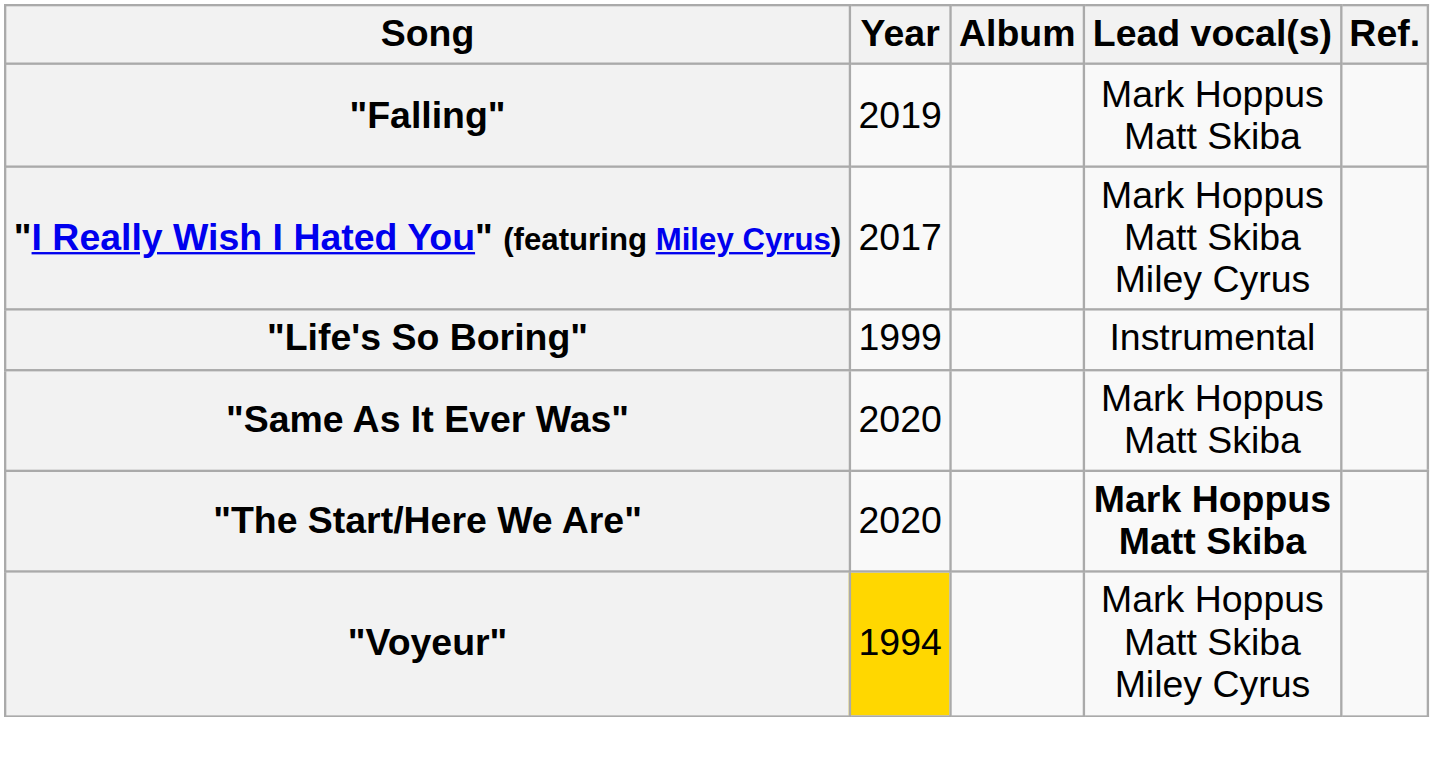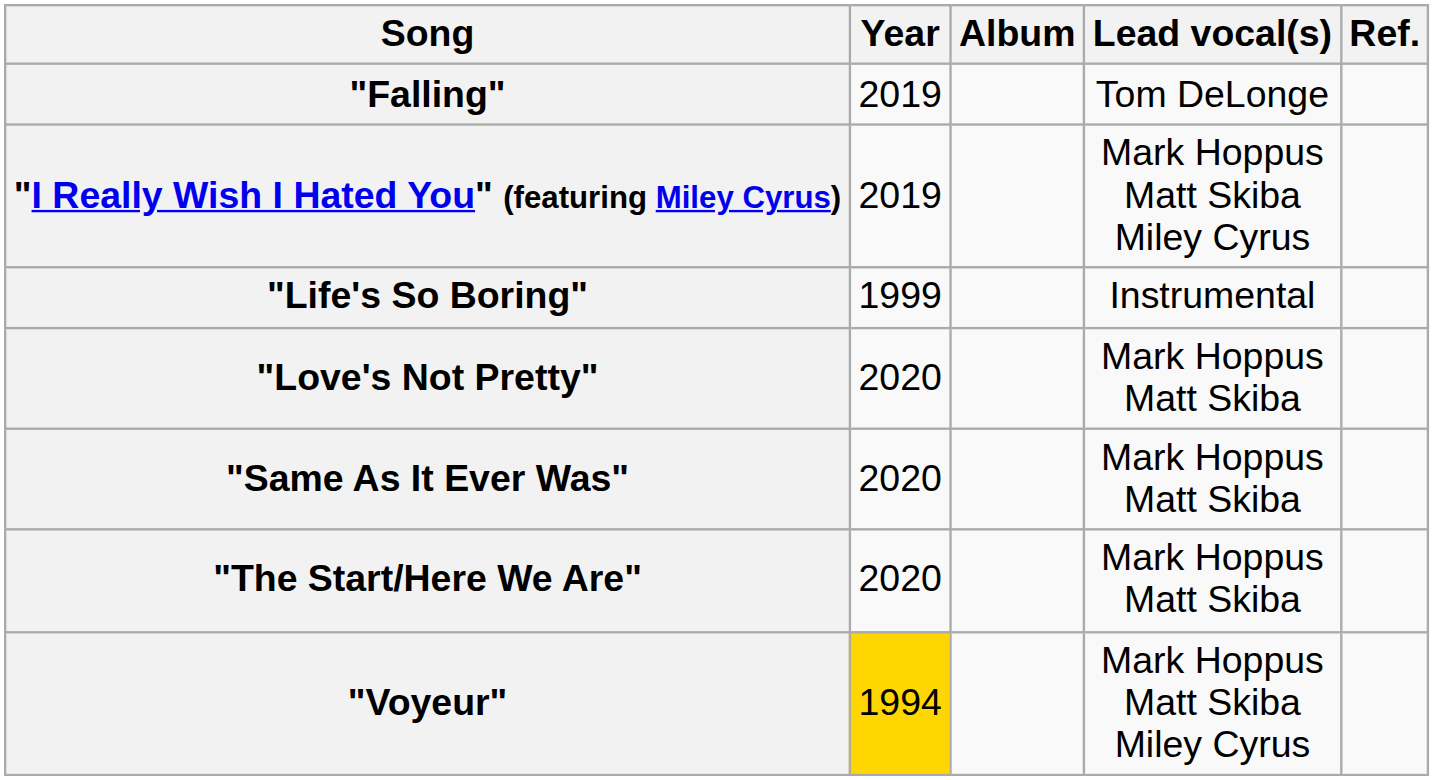(1212, 114) Mark Hoppus Matt Skiba -> (1212, 93) Tom DeLonge
(900, 237) 2017 -> (900, 195) 2019
+ row: (428, 376)
(1212, 520) bold -> (1212, 579) normal
